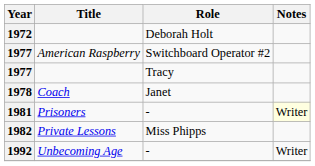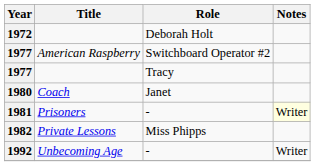(20, 92) 1978 -> (20, 92) 1980
